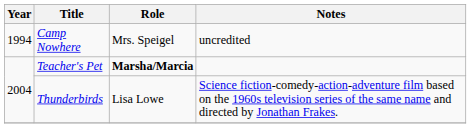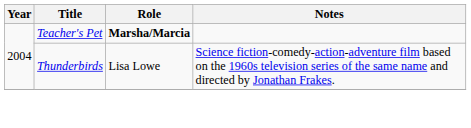- row: (59, 40)
